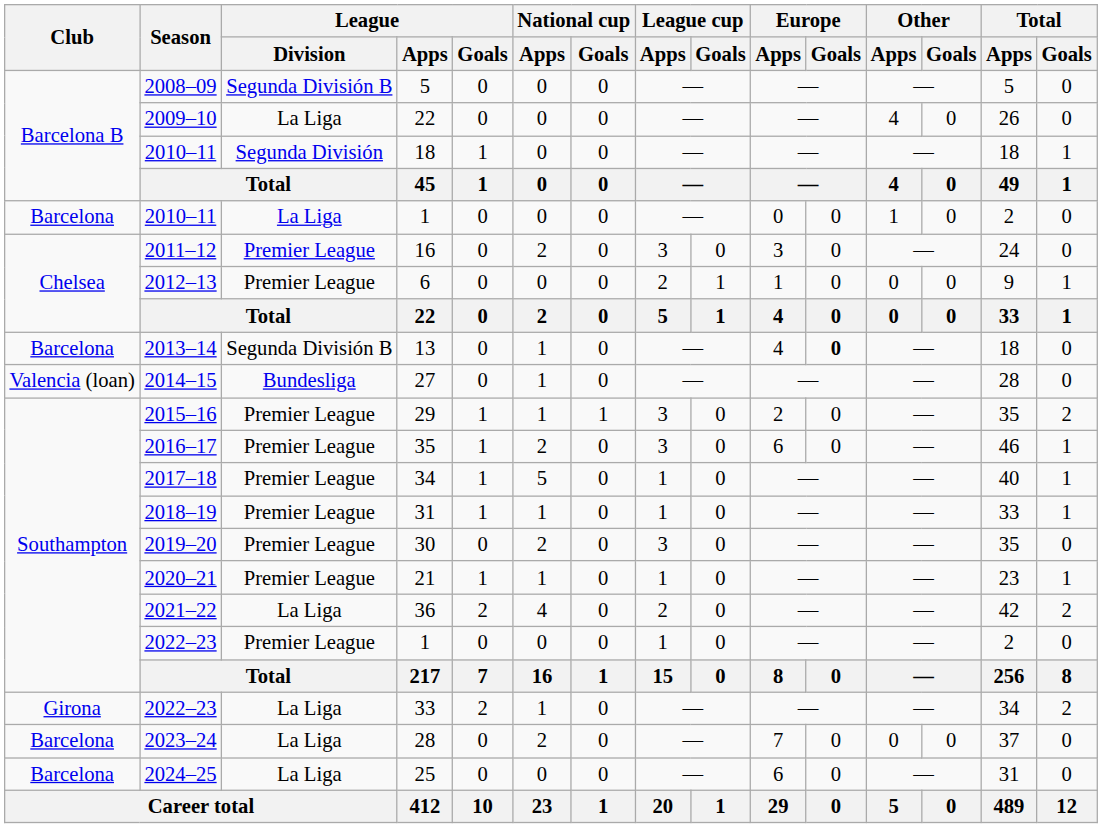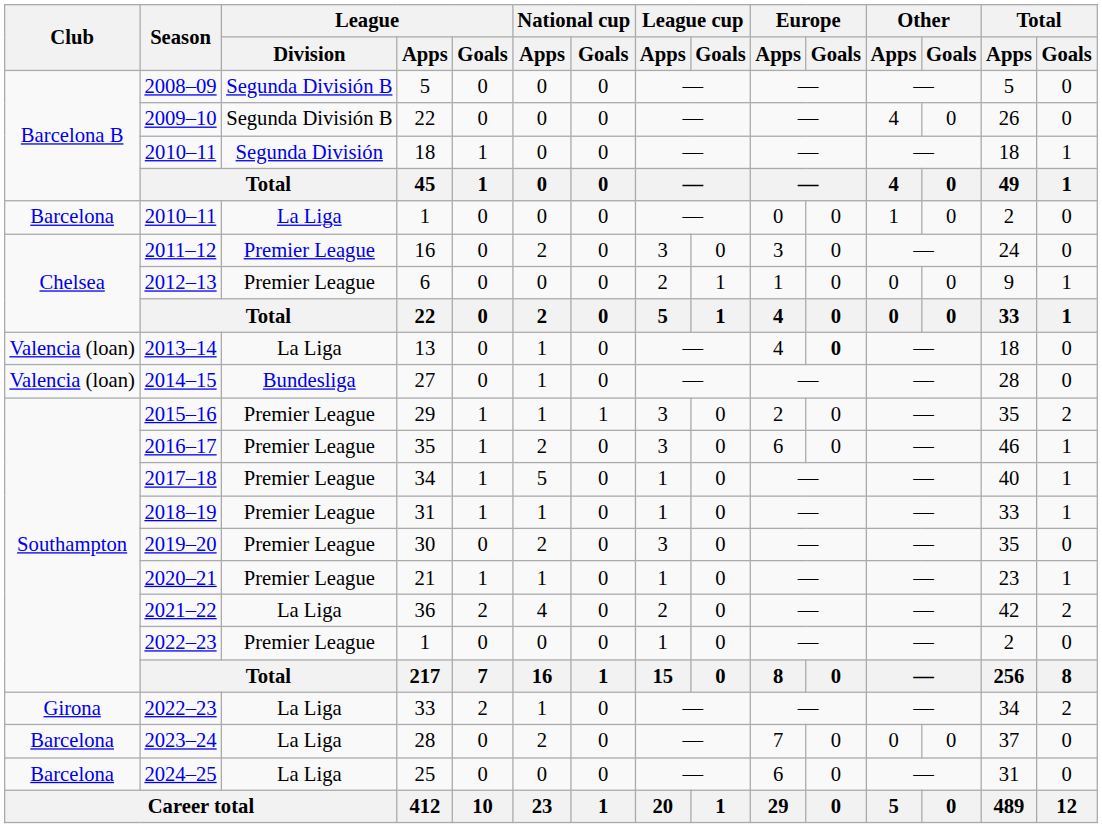(309, 119) La Liga -> (309, 119) Segunda División B
(72, 348) Barcelona -> (72, 348) Valencia (loan)
(309, 348) Segunda División B -> (309, 348) La Liga
